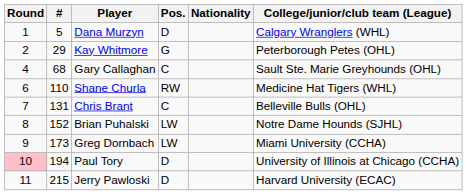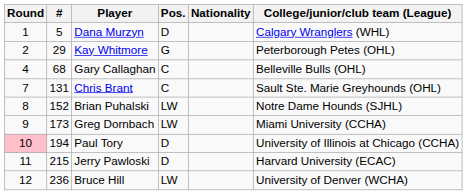(348, 69) Sault Ste. Marie Greyhounds (OHL) -> (311, 69) Belleville Bulls (OHL)
- row: (110, 87)
(311, 106) Belleville Bulls (OHL) -> (348, 87) Sault Ste. Marie Greyhounds (OHL)
+ row: (99, 180)
